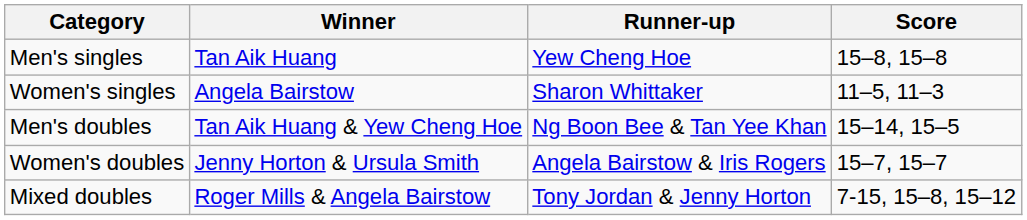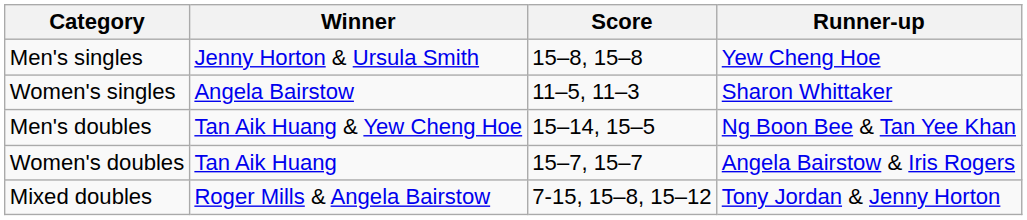columns swapped: (679, 22) <-> (926, 22)
(266, 57) Tan Aik Huang -> (337, 57) Jenny Horton & Ursula Smith
(337, 162) Jenny Horton & Ursula Smith -> (266, 162) Tan Aik Huang
